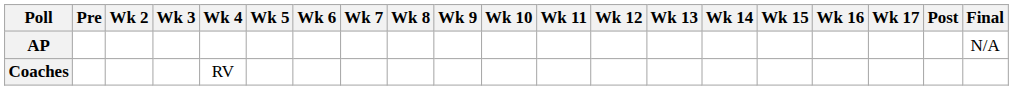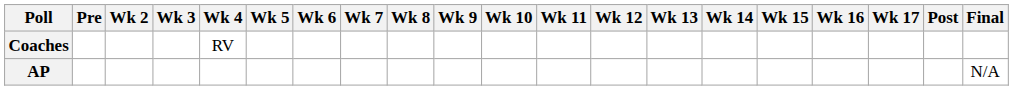rows swapped: (39, 44) <-> (39, 71)
